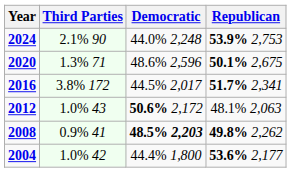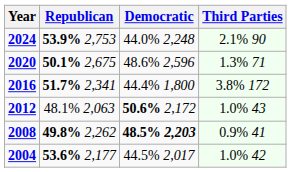columns swapped: (246, 17) <-> (83, 17)
(166, 86) 44.5% 2,017 -> (159, 86) 44.4% 1,800
(166, 155) 44.4% 1,800 -> (159, 155) 44.5% 2,017
